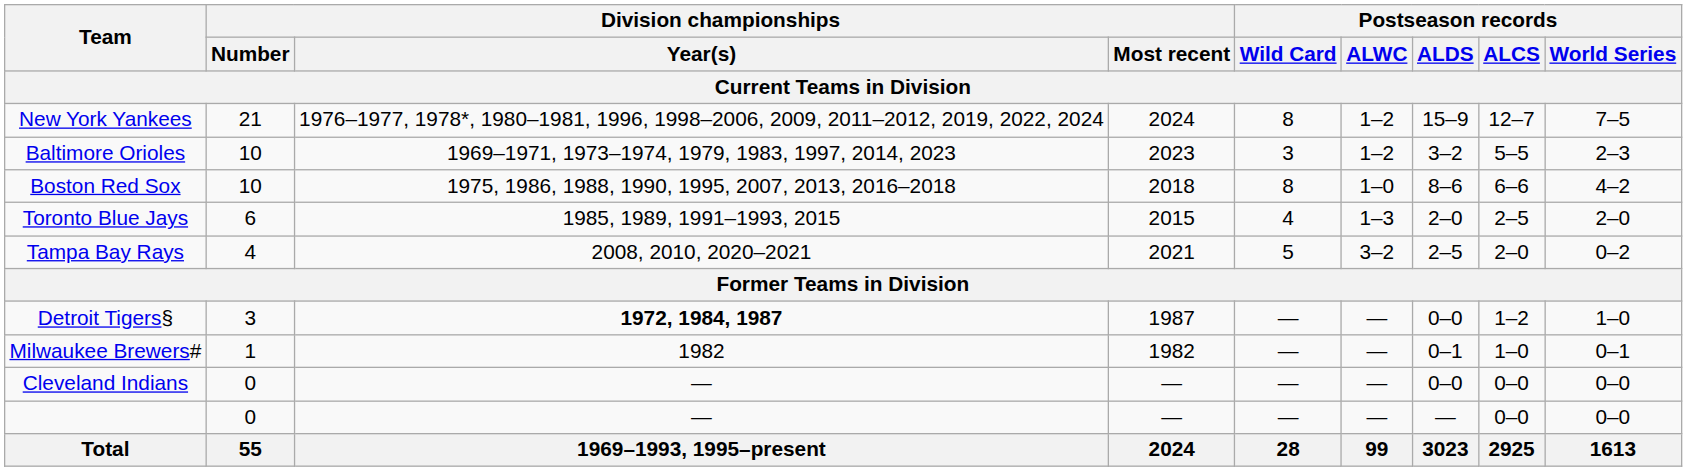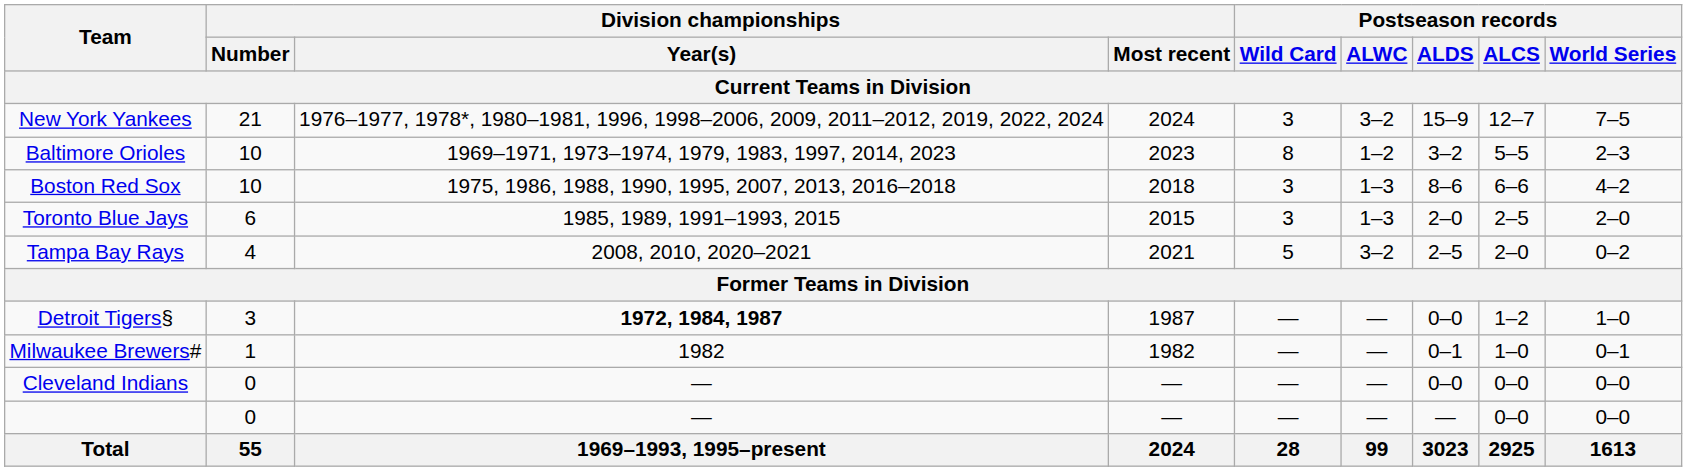(1288, 119) 8 -> (1288, 119) 3
(1377, 119) 1–2 -> (1377, 119) 3–2
(1288, 152) 3 -> (1288, 152) 8
(1288, 185) 8 -> (1288, 185) 3
(1377, 185) 1–0 -> (1377, 185) 1–3
(1288, 218) 4 -> (1288, 218) 3
